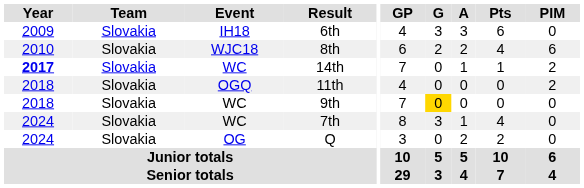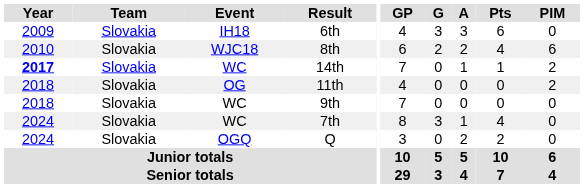(235, 85) OGQ -> (235, 85) OG
(438, 103) gold background -> (438, 103) no background
(235, 139) OG -> (235, 139) OGQ
